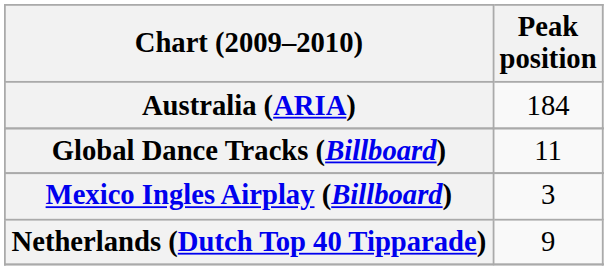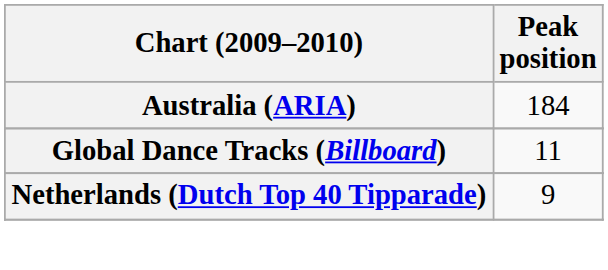- row: (249, 195)
